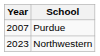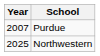(18, 43) 2023 -> (18, 43) 2025
